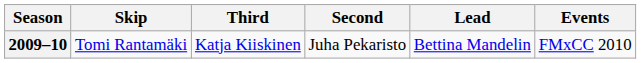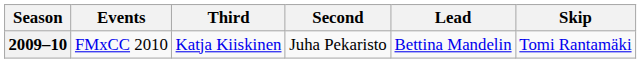columns swapped: (131, 17) <-> (585, 17)
